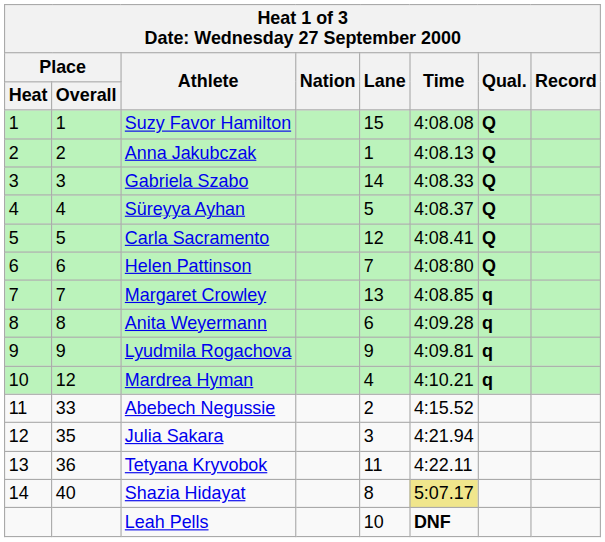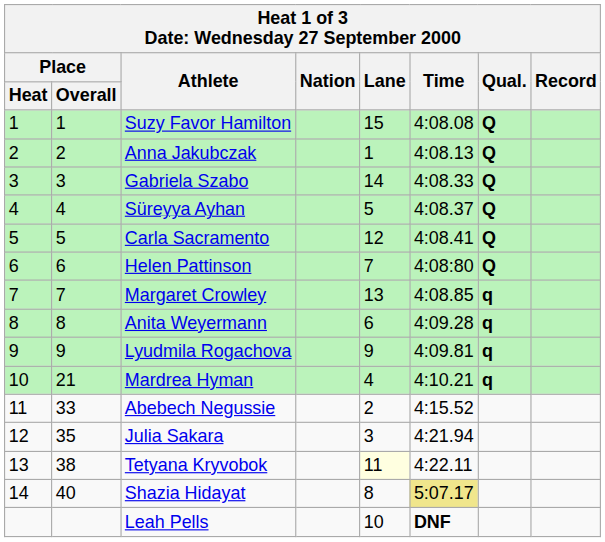(66, 379) 12 -> (66, 379) 21
(66, 465) 36 -> (66, 465) 38
(373, 465) no background -> (373, 465) lightyellow background
